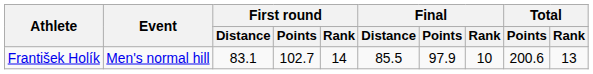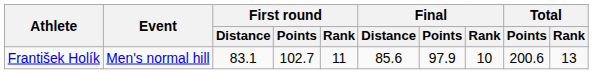(339, 58) 14 -> (339, 58) 11
(389, 58) 85.5 -> (389, 58) 85.6
